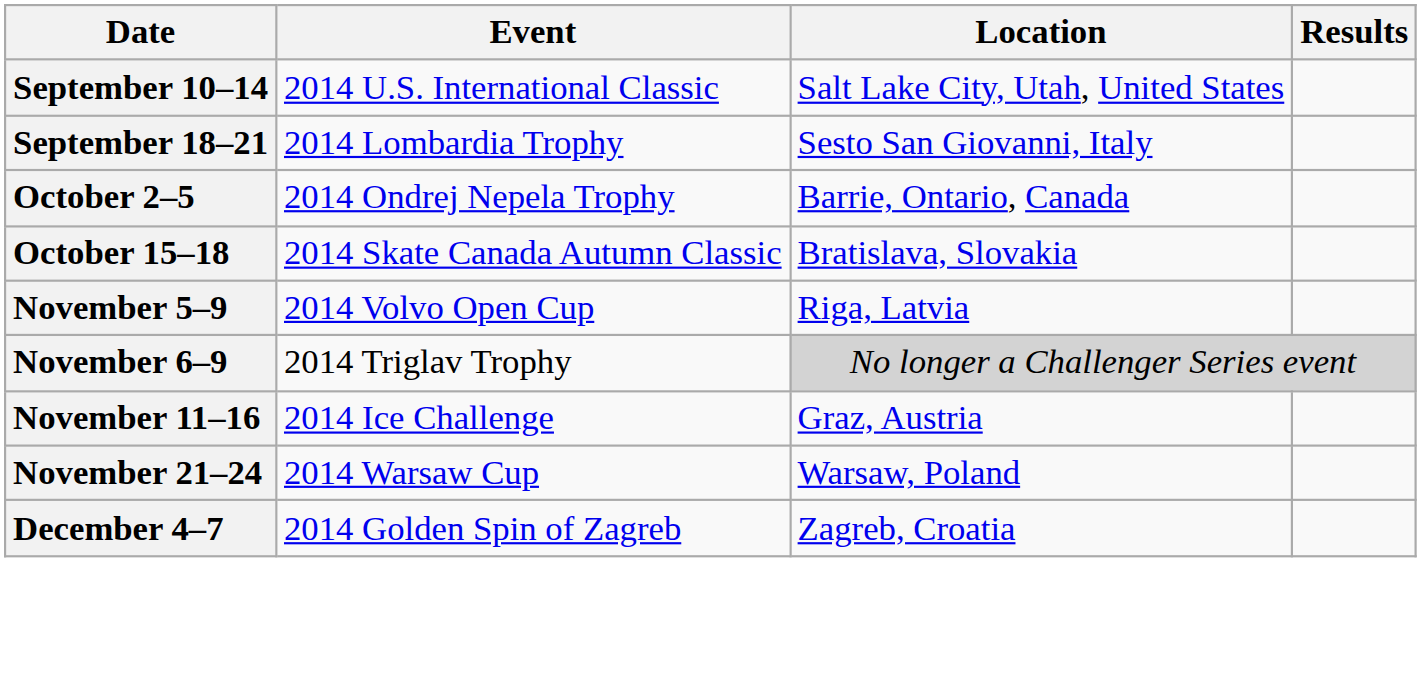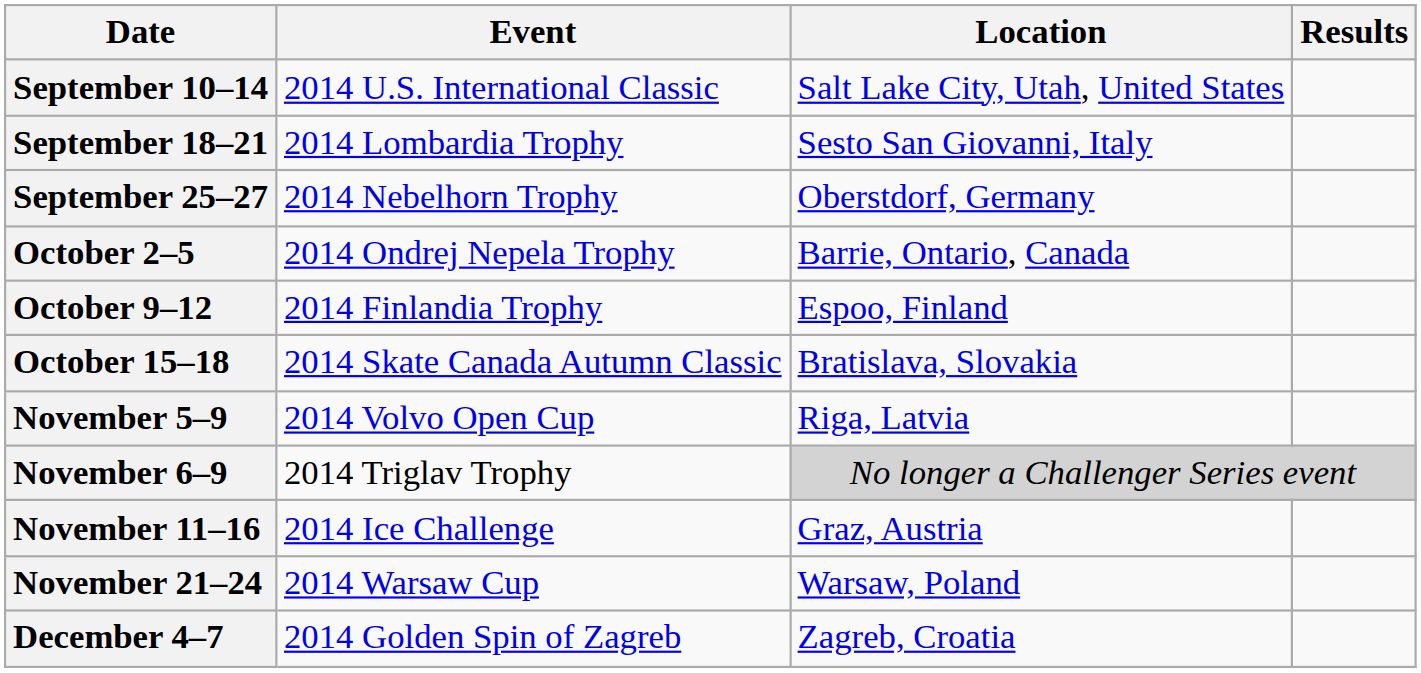+ row: (141, 197)
+ row: (113, 307)
